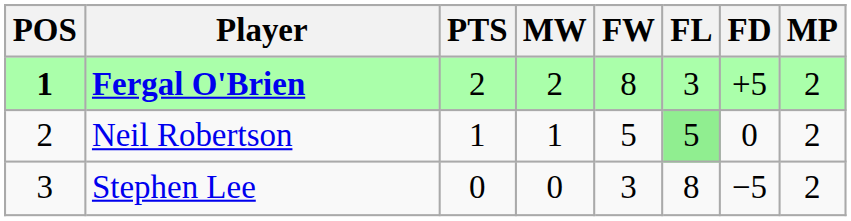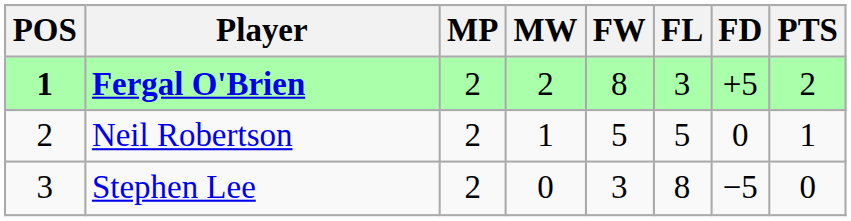columns swapped: (812, 30) <-> (477, 30)
(691, 135) lightgreen background -> (682, 135) no background
